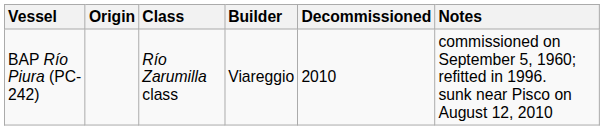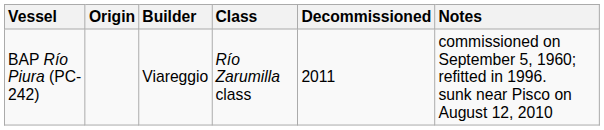columns swapped: (255, 16) <-> (163, 16)
(319, 77) 2010 -> (318, 77) 2011
